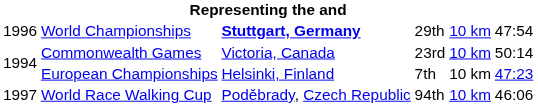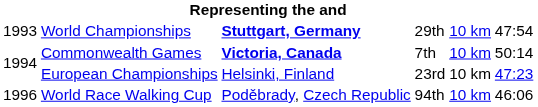(20, 31) 1996 -> (20, 31) 1993
(278, 52) normal -> (282, 52) bold
(430, 52) 23rd -> (425, 52) 7th
(425, 73) 7th -> (430, 73) 23rd
(20, 95) 1997 -> (20, 95) 1996
